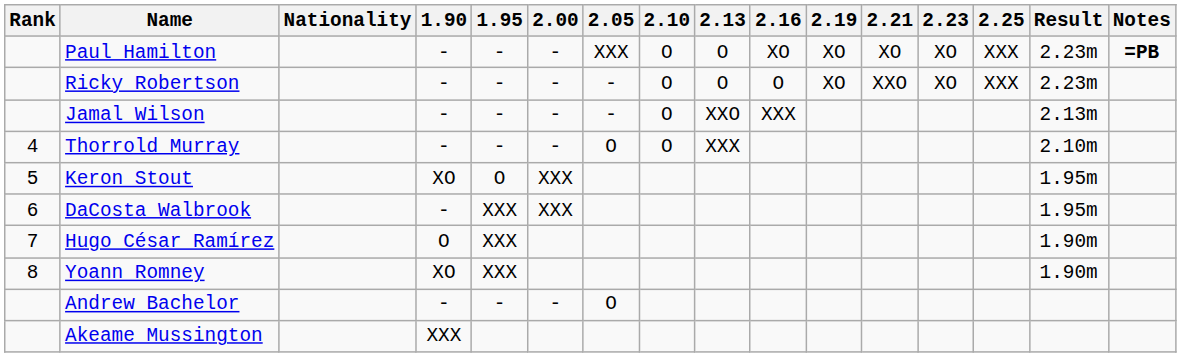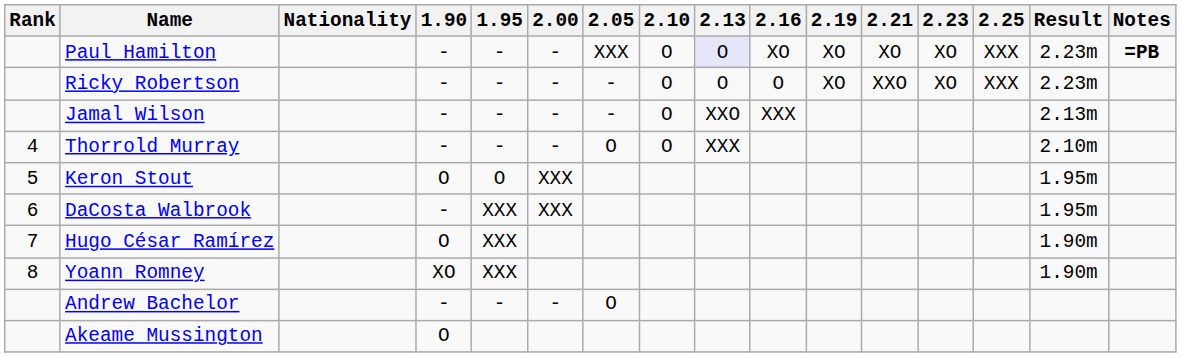(723, 52) no background -> (723, 52) lavender background
(444, 178) XO -> (444, 178) O
(444, 336) XXX -> (444, 336) O
